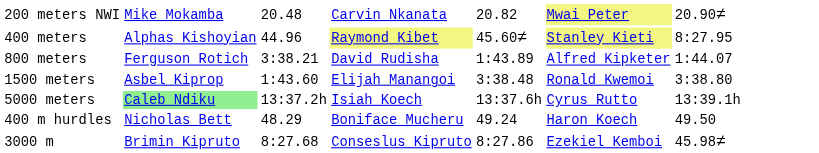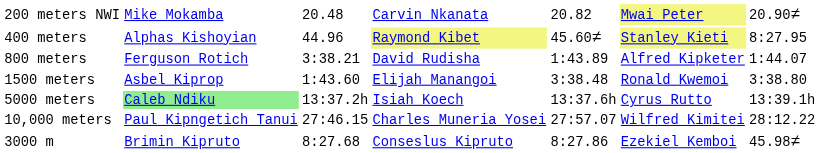+ row: (58, 120)
- row: (58, 120)
